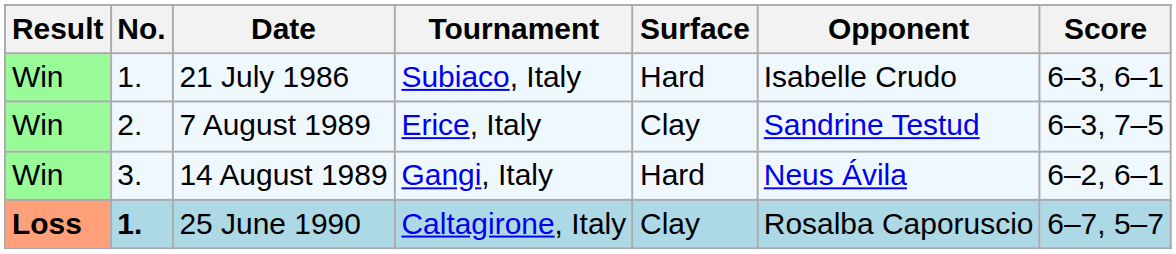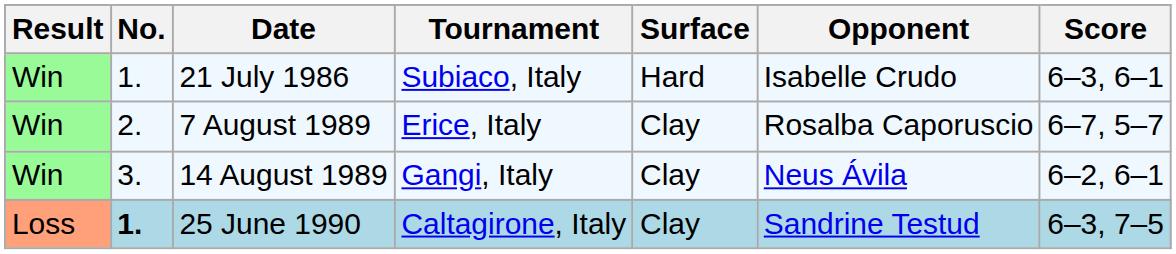(872, 125) Sandrine Testud -> (899, 125) Rosalba Caporuscio
(1106, 125) 6–3, 7–5 -> (1106, 125) 6–7, 5–7
(673, 174) Hard -> (670, 174) Clay
(47, 222) bold -> (44, 222) normal
(899, 222) Rosalba Caporuscio -> (872, 222) Sandrine Testud
(1106, 222) 6–7, 5–7 -> (1106, 222) 6–3, 7–5
